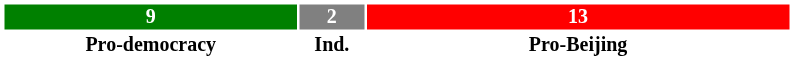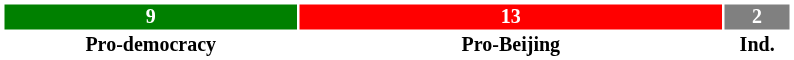columns swapped: (332, 16) <-> (578, 16)
